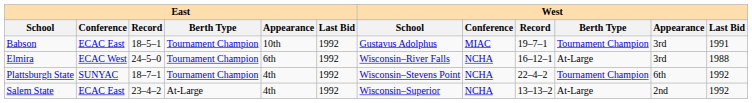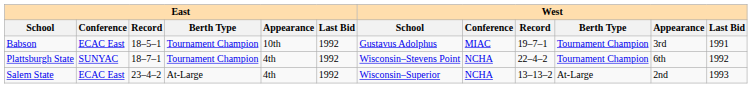- row: (20, 59)
(719, 91) 1992 -> (719, 75) 1993
